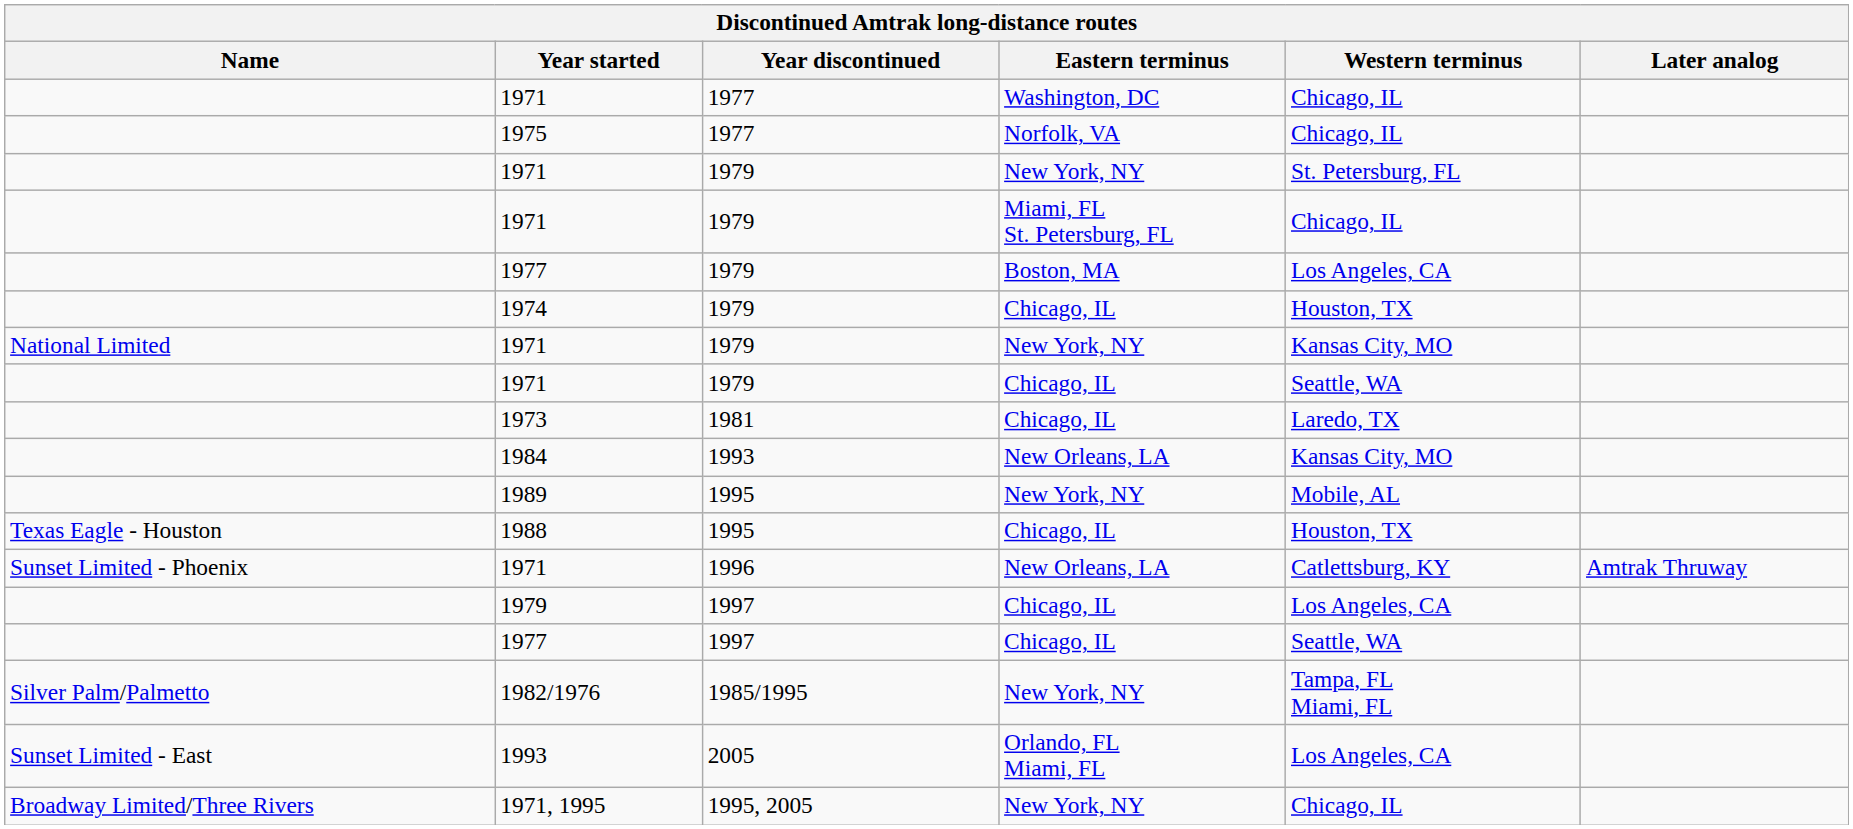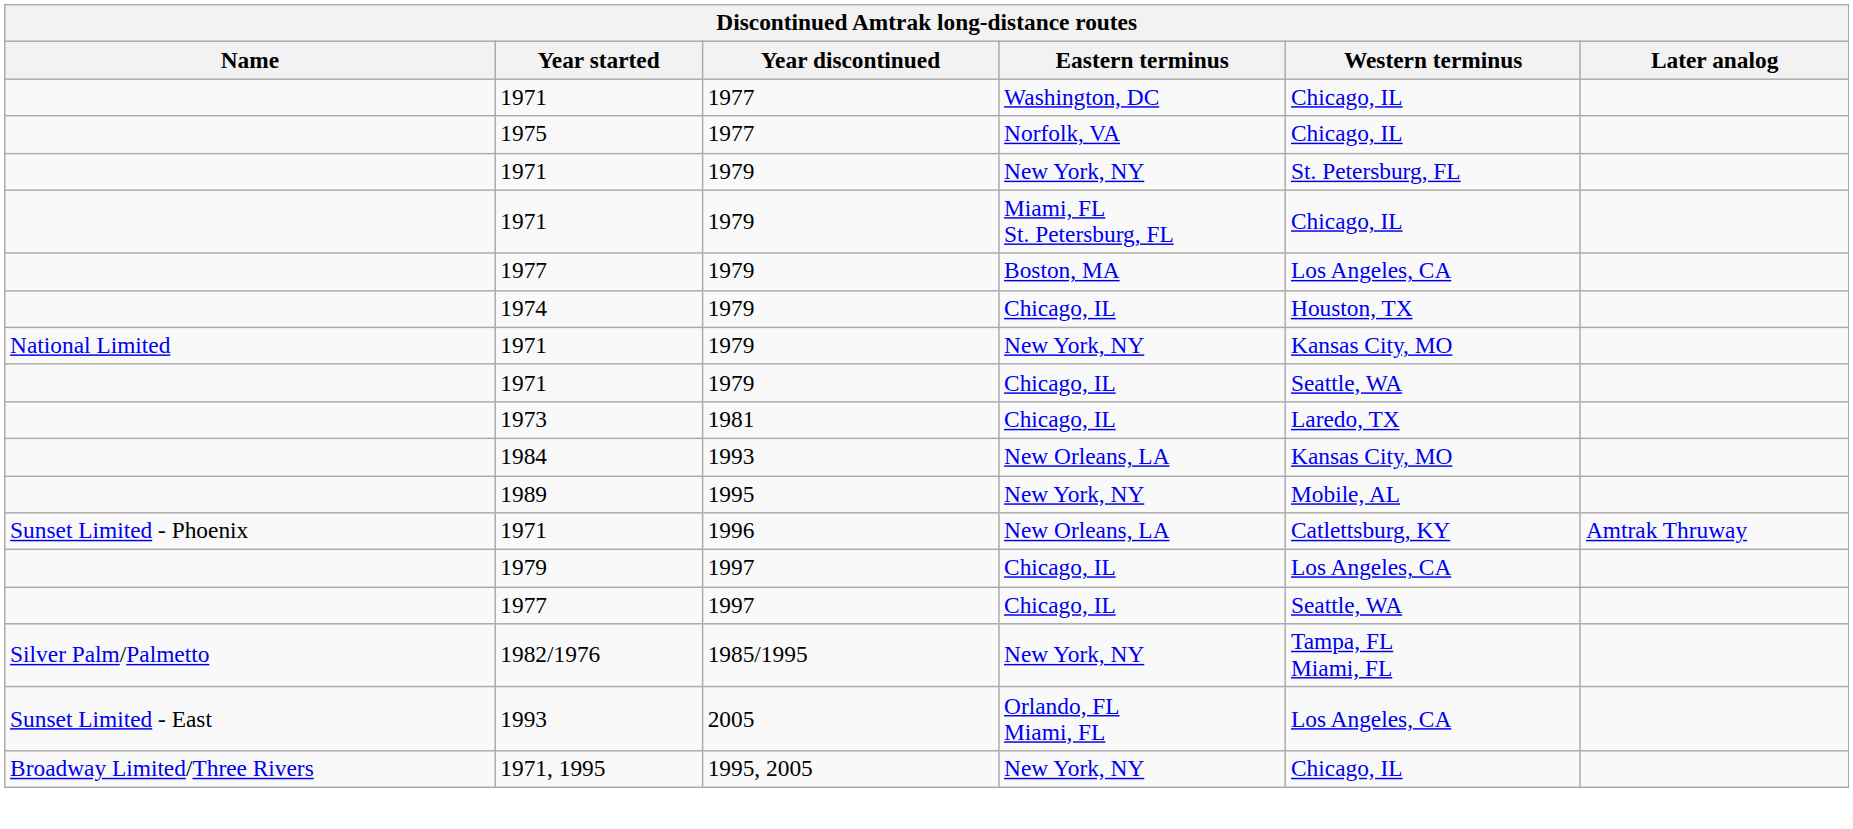- row: (524, 530)
